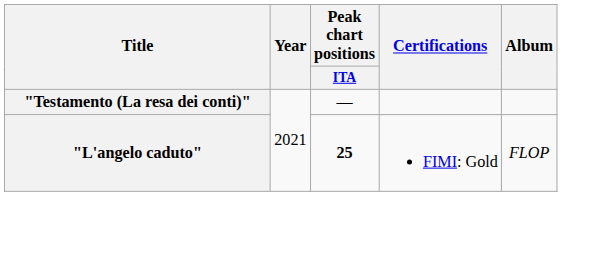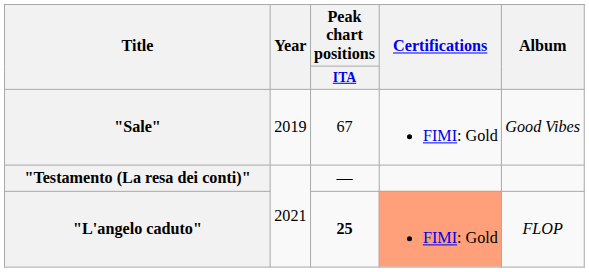+ row: (138, 127)
(440, 162) no background -> (440, 238) lightsalmon background
